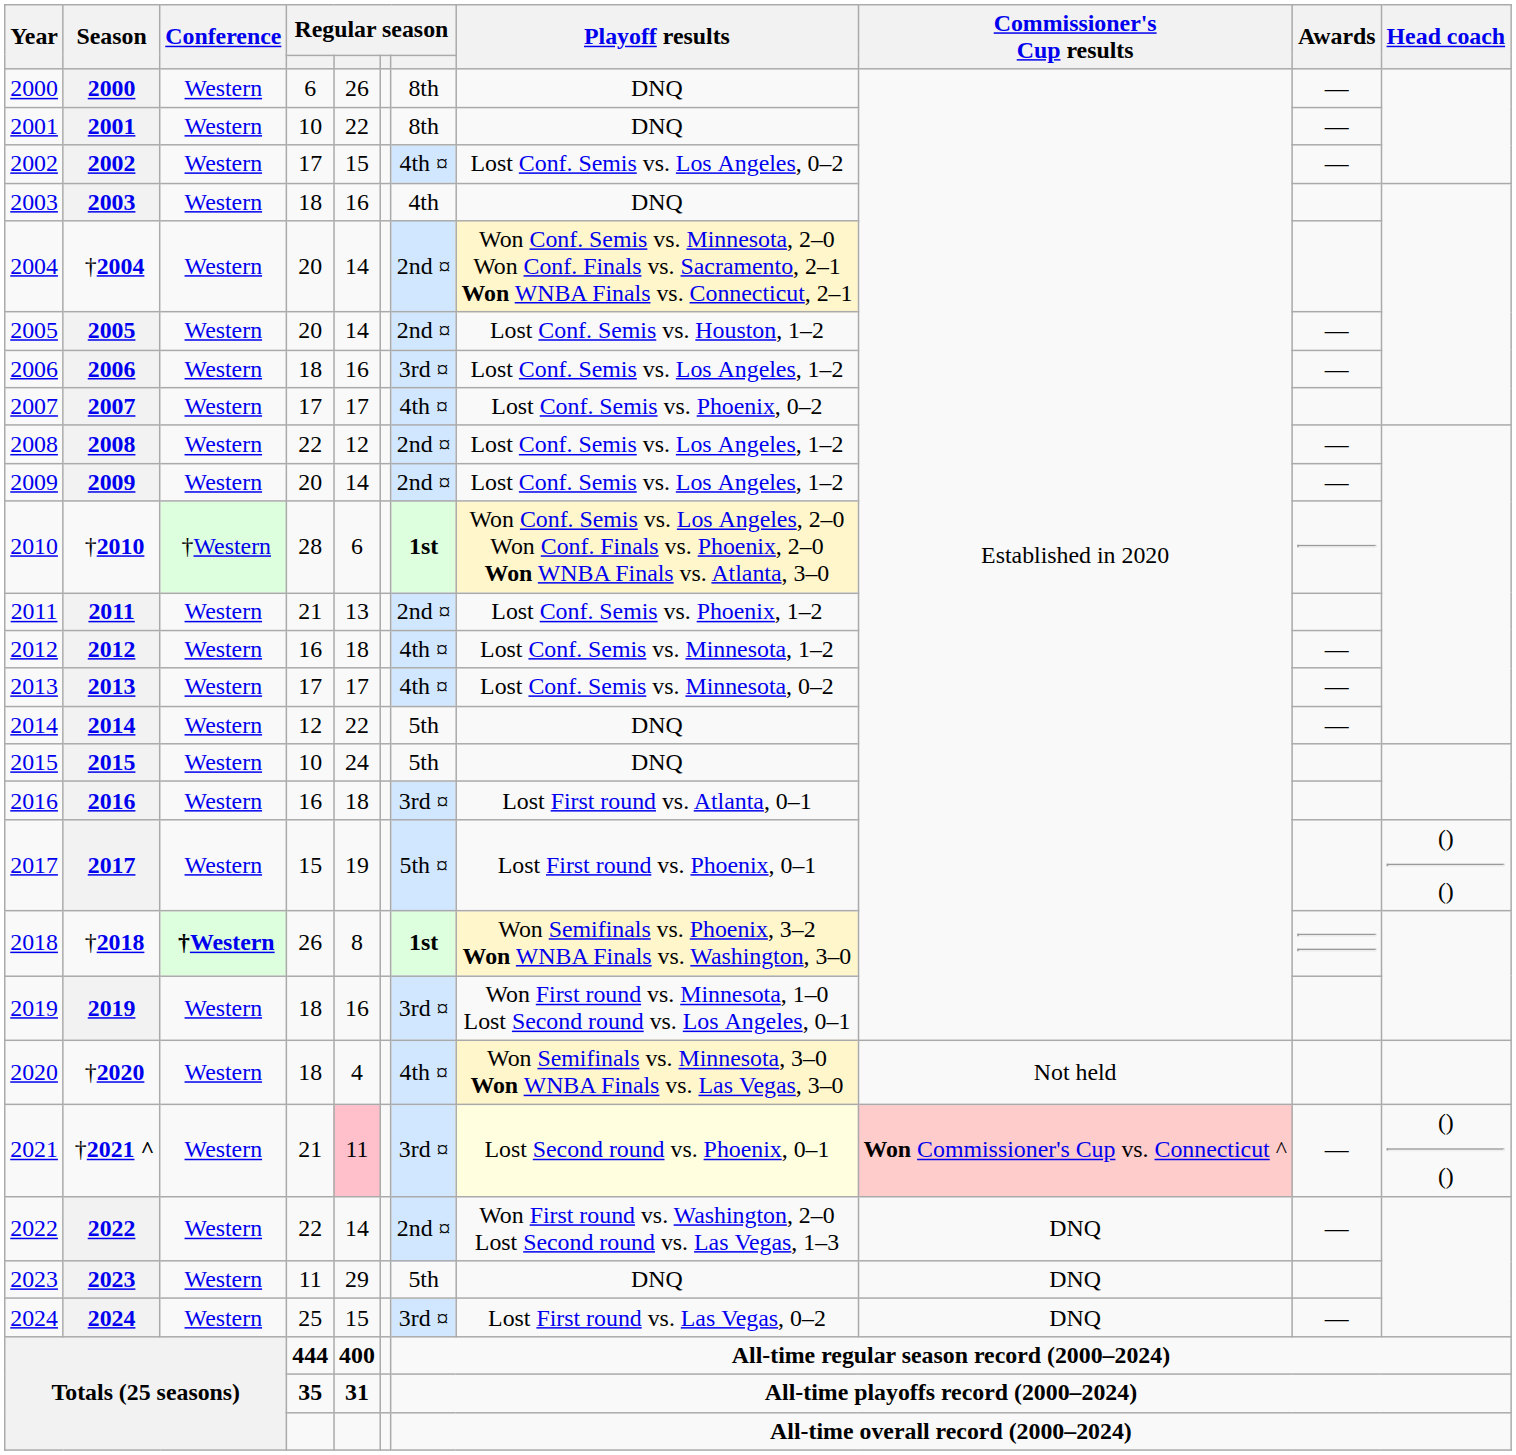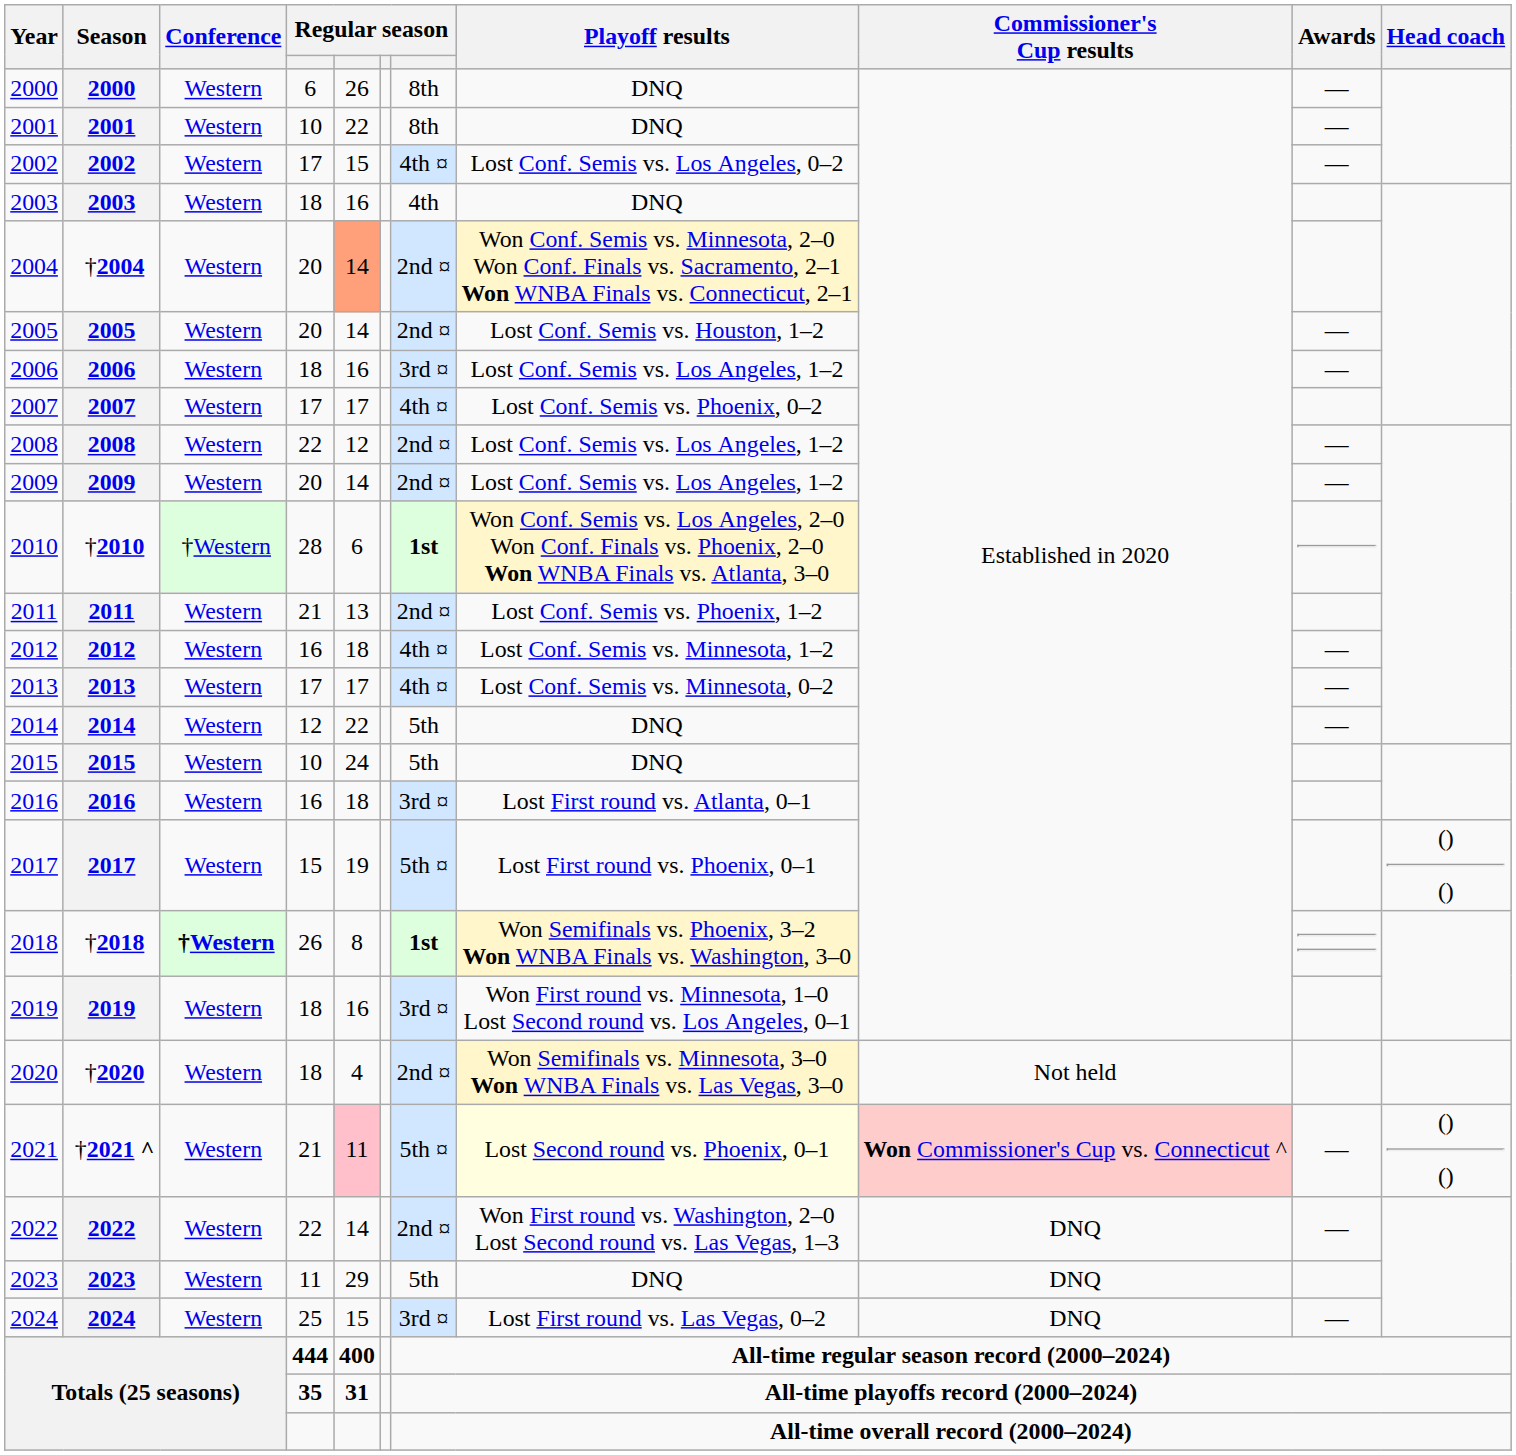(357, 266) no background -> (357, 266) lightsalmon background
(424, 1072) 4th ¤ -> (424, 1072) 2nd ¤
(424, 1150) 3rd ¤ -> (424, 1150) 5th ¤
